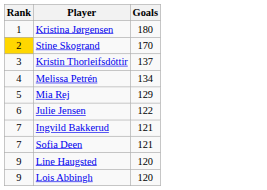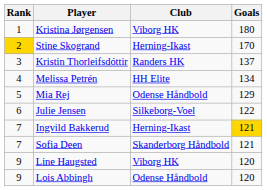+ column: (181, 12)
(145, 128) no background -> (247, 128) gold background
